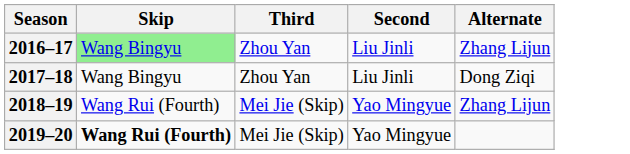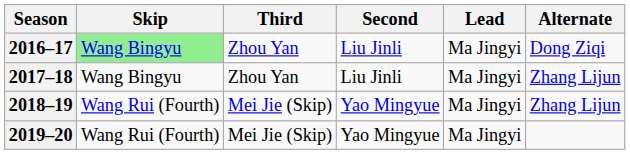+ column: (485, 18)
(505, 47) Zhang Lijun -> (568, 47) Dong Ziqi
(497, 76) Dong Ziqi -> (575, 76) Zhang Lijun
(156, 134) bold -> (150, 134) normal
